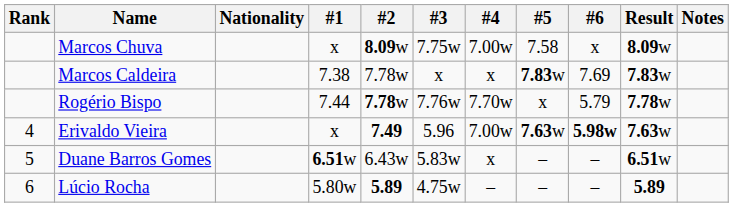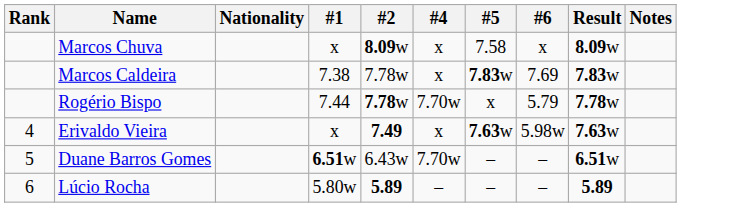- column: (439, 18)
(491, 46) 7.00w -> (439, 46) x
(491, 131) 7.00w -> (439, 131) x
(595, 131) bold -> (543, 131) normal
(491, 159) x -> (439, 159) 7.70w
